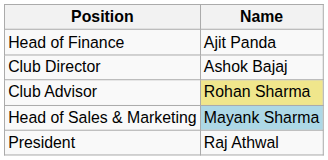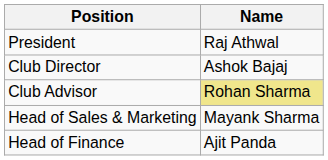rows swapped: (42, 142) <-> (66, 42)
(262, 117) lightblue background -> (262, 117) no background
